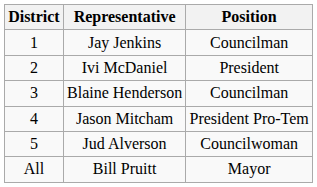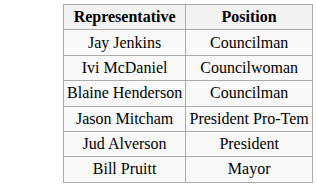- column: (34, 17)
(249, 67) President -> (249, 67) Councilwoman
(249, 144) Councilwoman -> (249, 144) President
